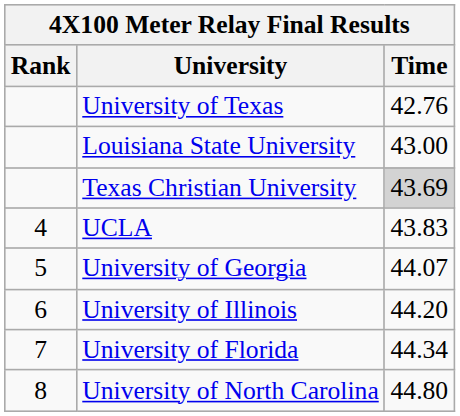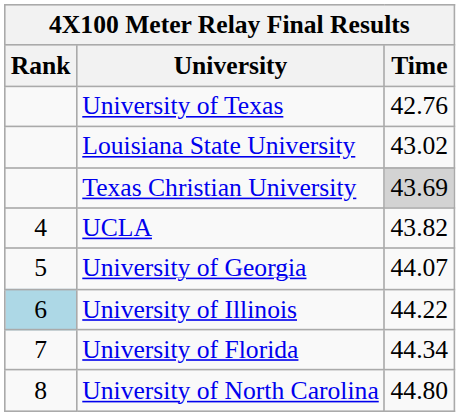(419, 146) 43.00 -> (419, 146) 43.02
(419, 227) 43.83 -> (419, 227) 43.82
(41, 308) no background -> (41, 308) lightblue background
(419, 308) 44.20 -> (419, 308) 44.22
